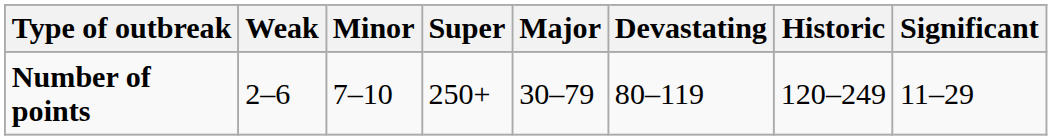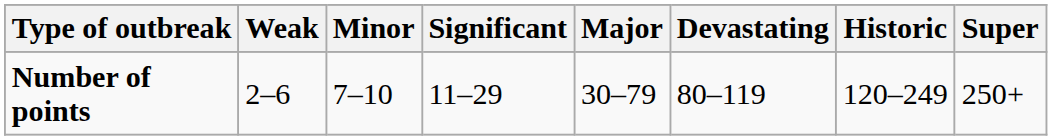columns swapped: (969, 28) <-> (467, 28)
